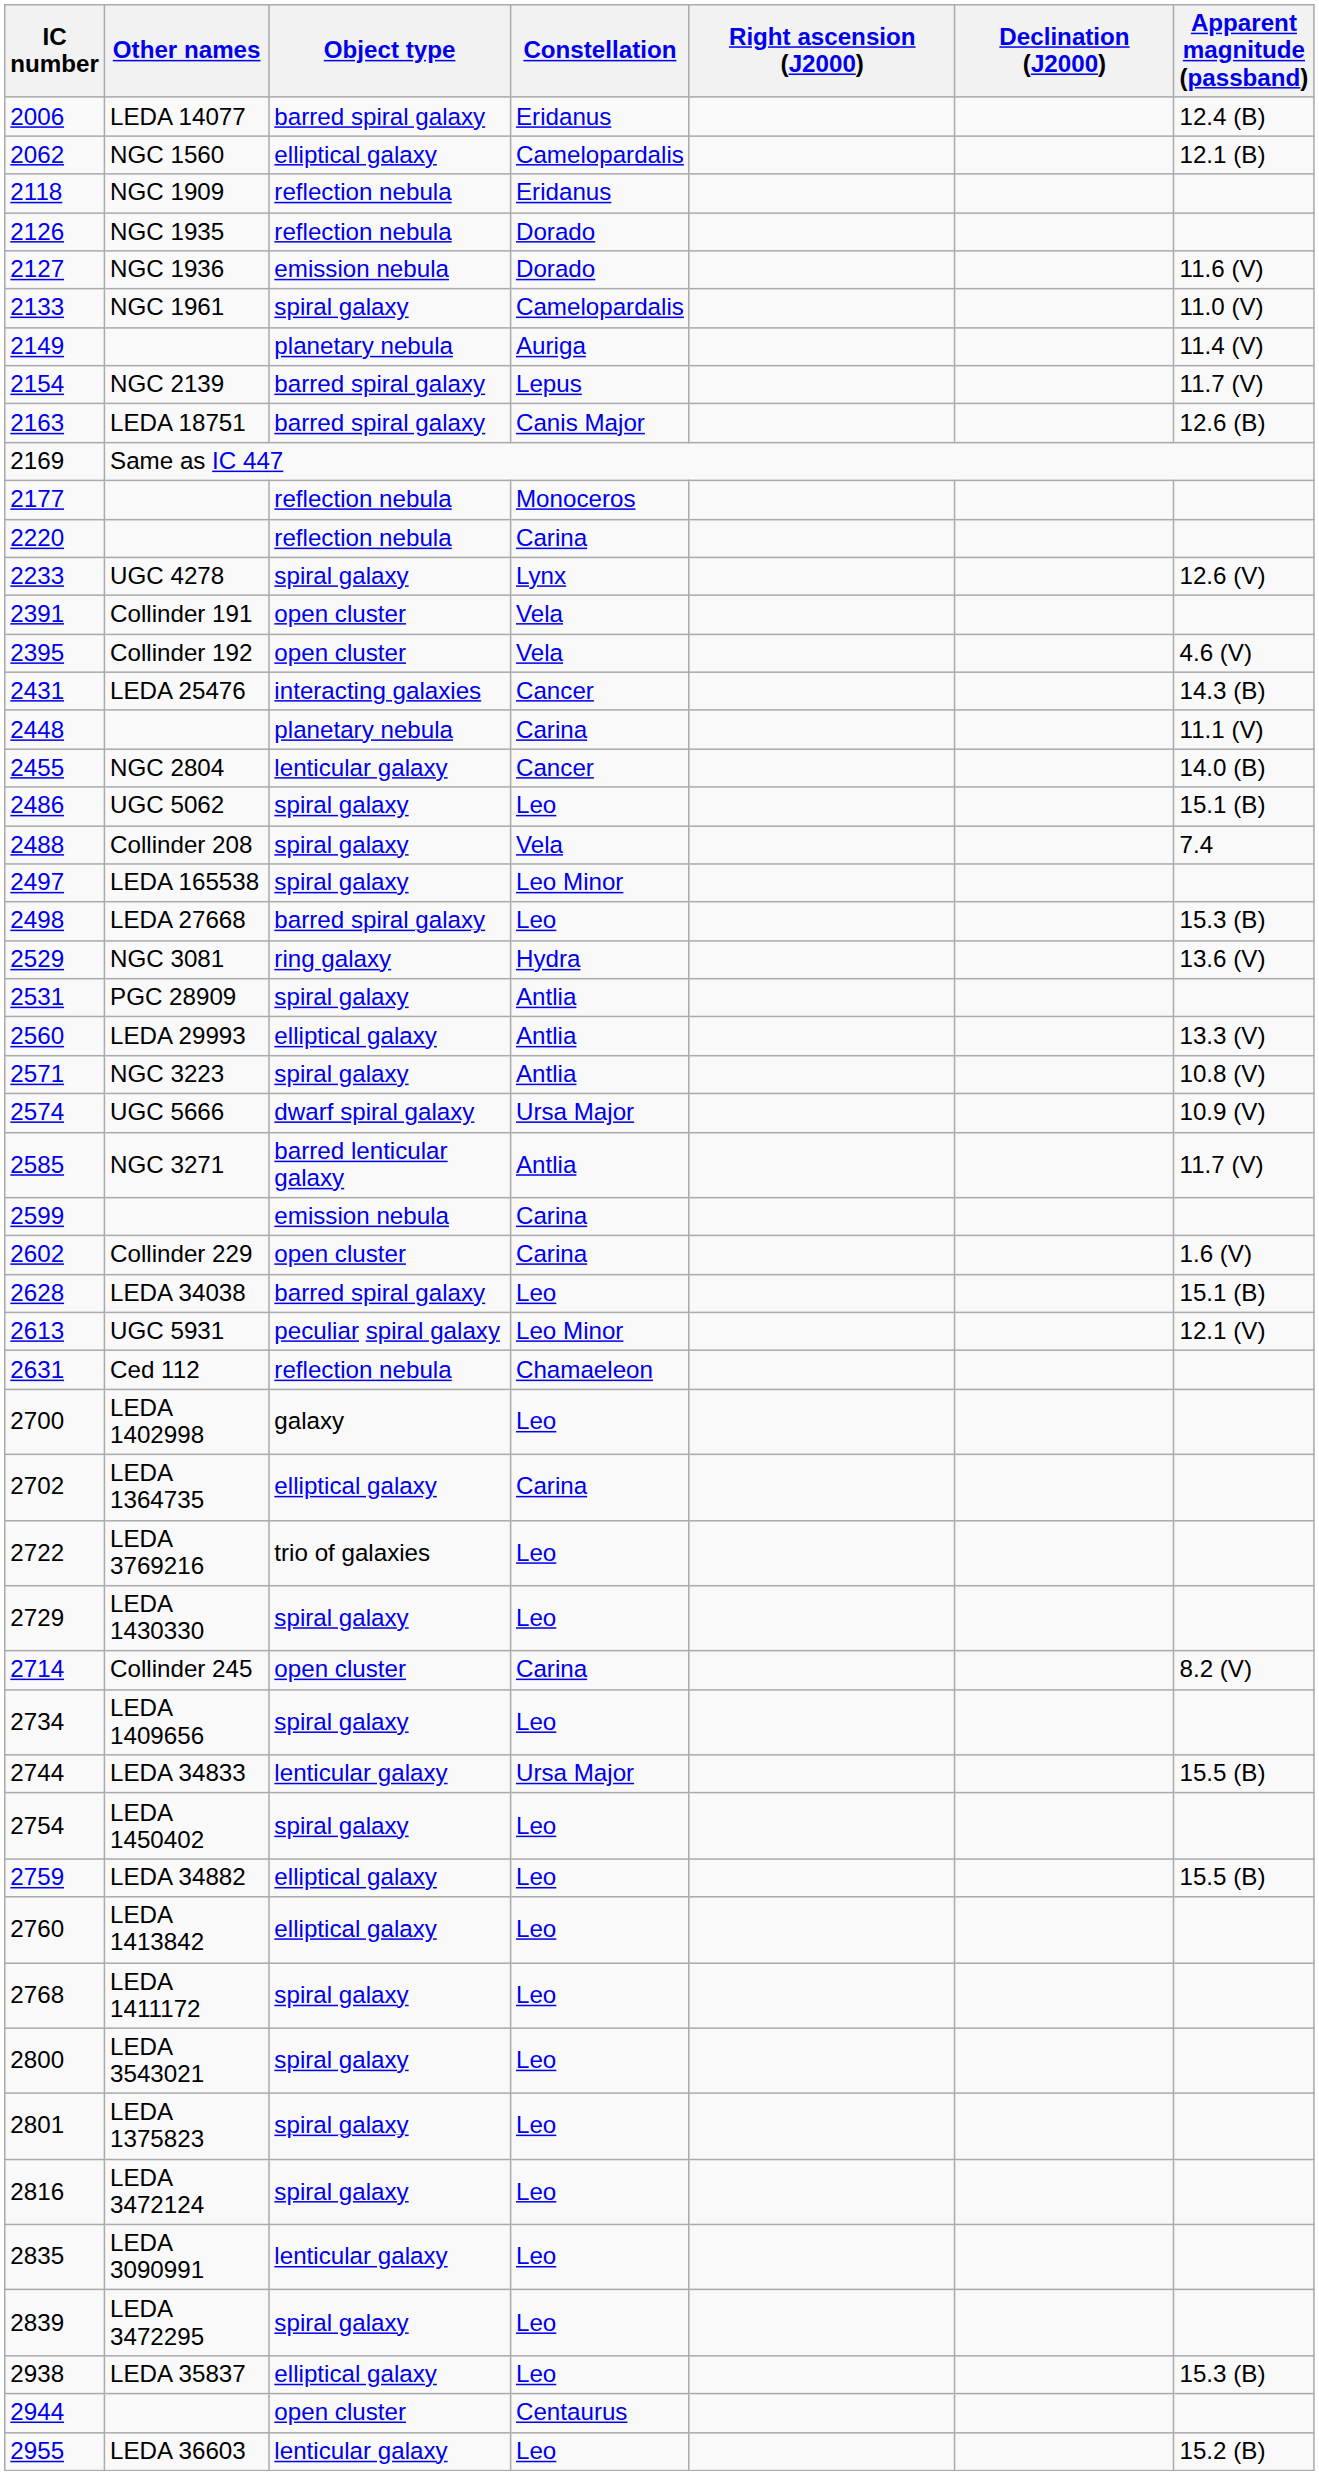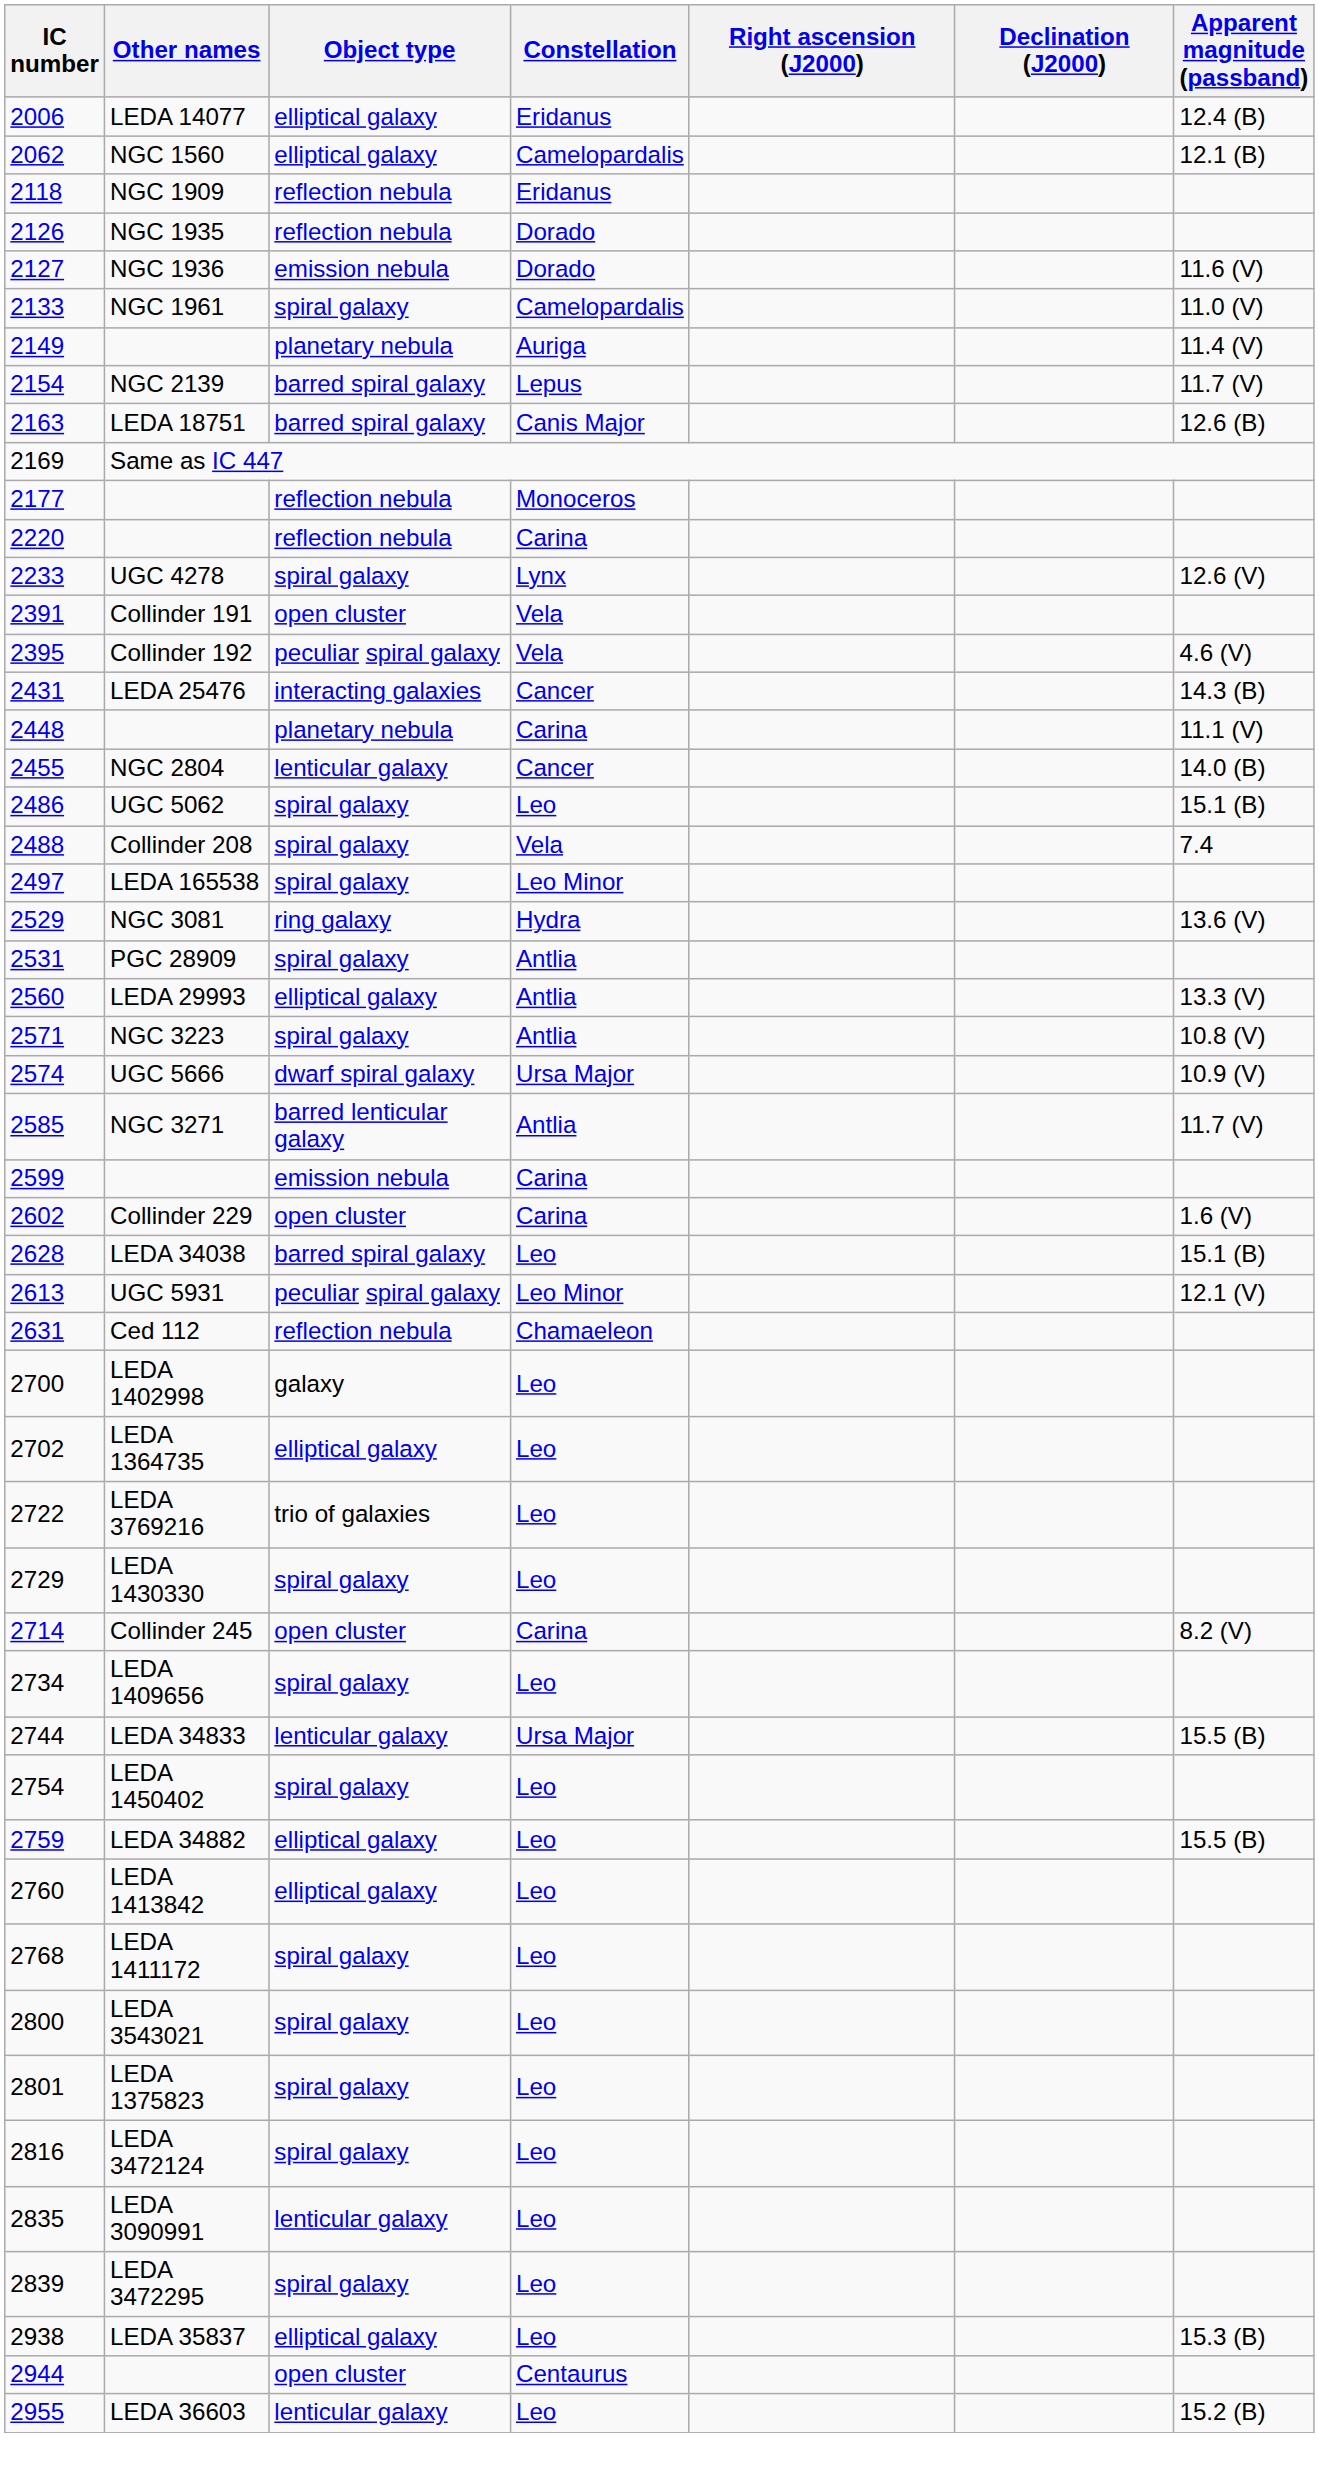(380, 116) barred spiral galaxy -> (356, 116) elliptical galaxy
(340, 652) open cluster -> (387, 652) peculiar spiral galaxy
- row: (37, 920)
(552, 1487) Carina -> (536, 1448) Leo
